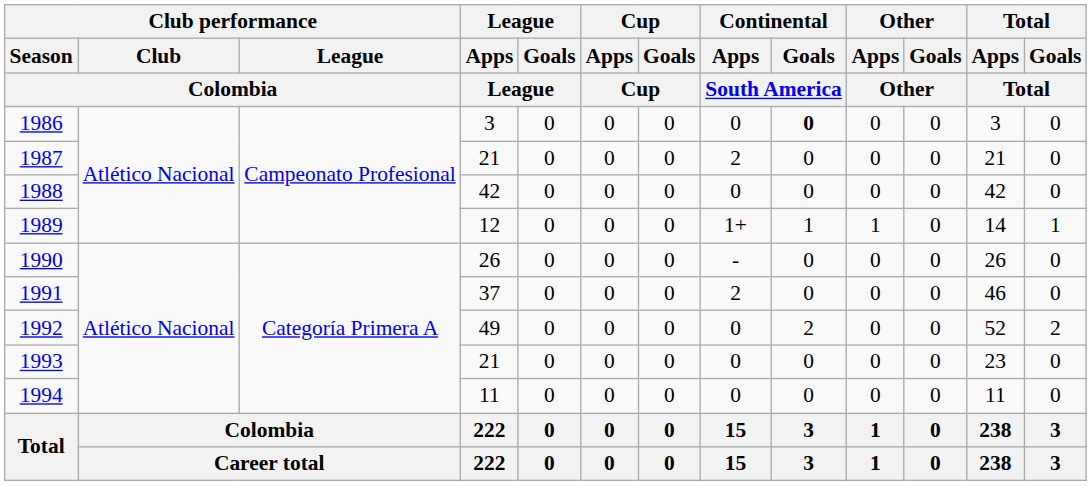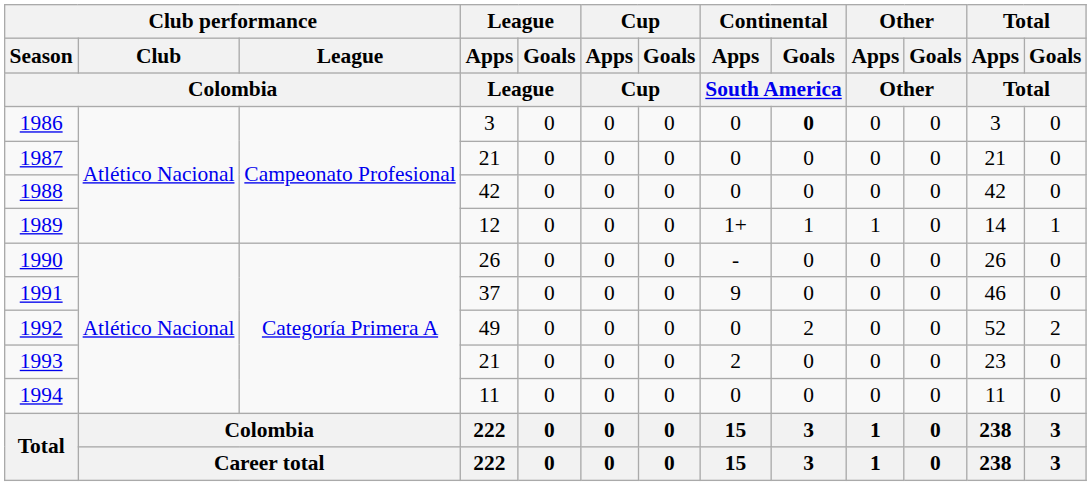(736, 157) 2 -> (736, 157) 0
(736, 293) 2 -> (736, 293) 9
(736, 361) 0 -> (736, 361) 2
